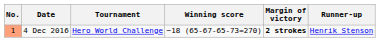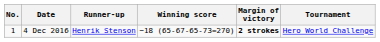columns swapped: (118, 15) <-> (342, 15)
(13, 31) lightsalmon background -> (13, 31) no background
